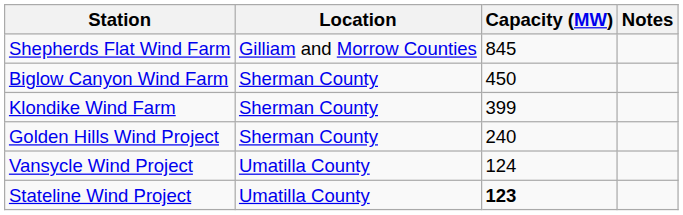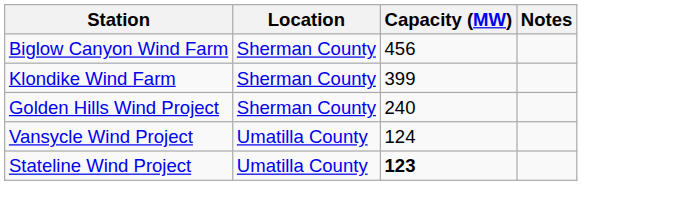- row: (120, 49)
(501, 78) 450 -> (400, 49) 456
